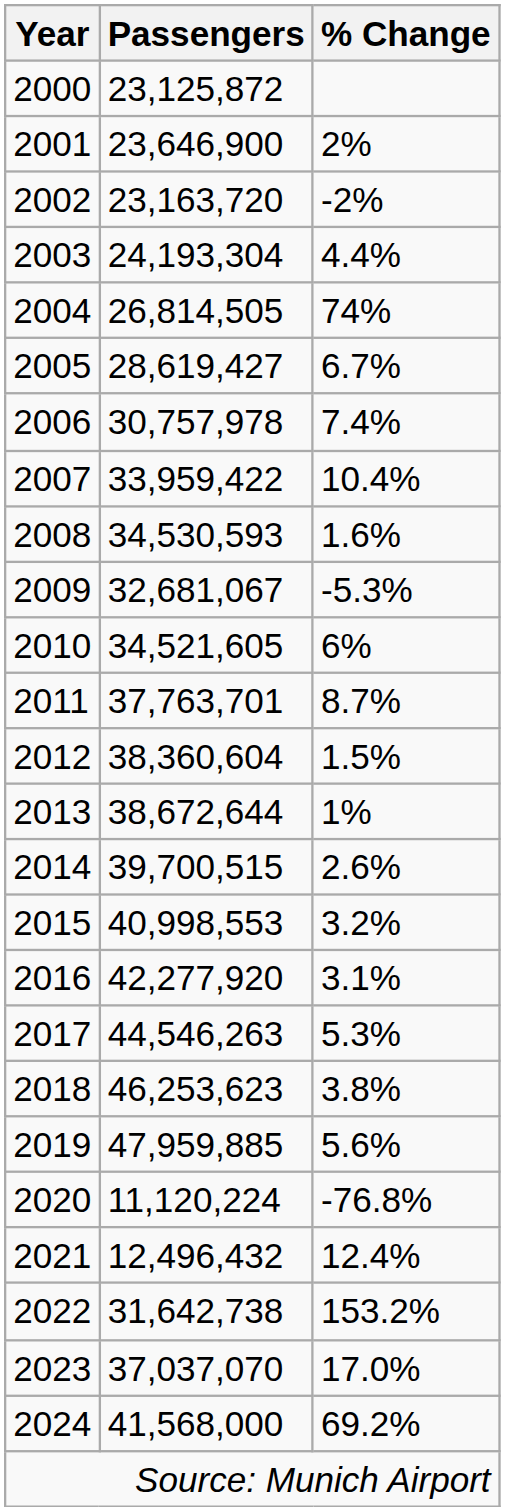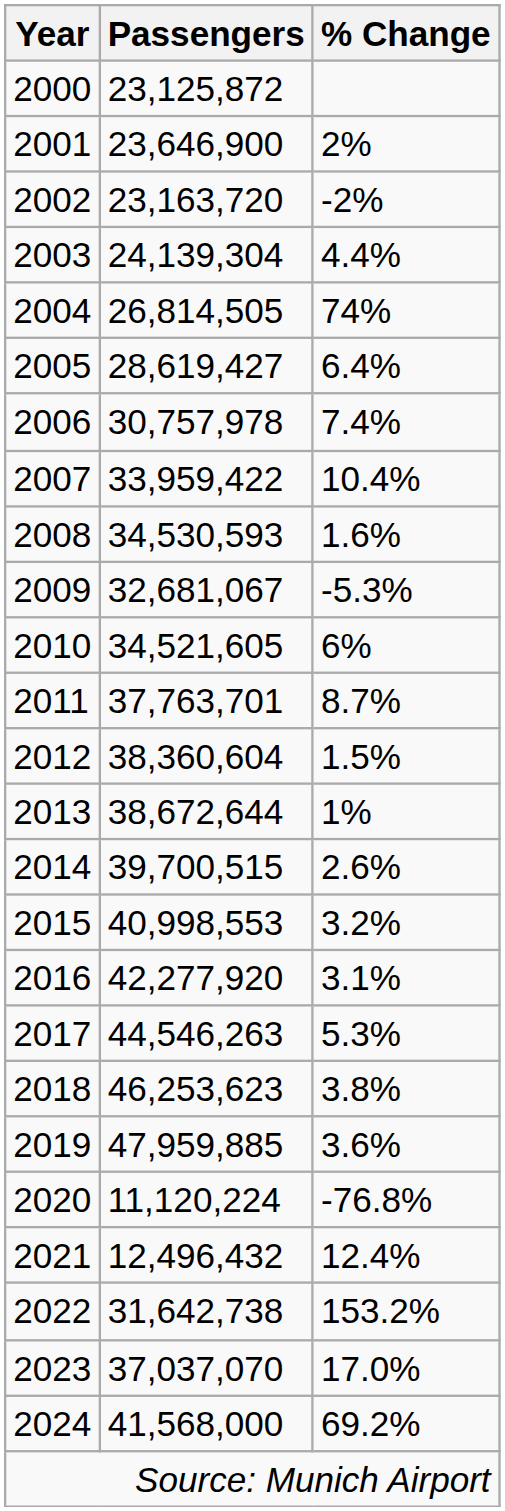(195, 255) 24,193,304 -> (195, 255) 24,139,304
(361, 367) 6.7% -> (361, 367) 6.4%
(361, 1145) 5.6% -> (361, 1145) 3.6%
